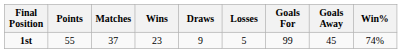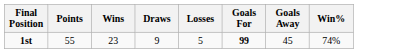- column: (113, 18)
(288, 40) normal -> (244, 40) bold
